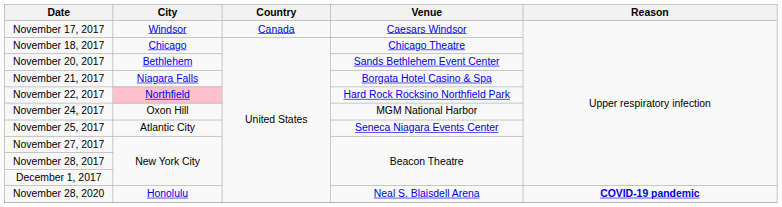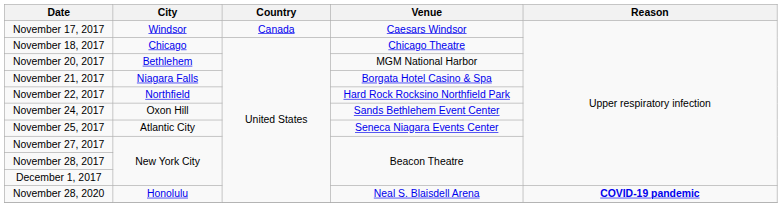(427, 62) Sands Bethlehem Event Center -> (427, 62) MGM National Harbor
(168, 95) pink background -> (168, 95) no background
(427, 111) MGM National Harbor -> (427, 111) Sands Bethlehem Event Center
